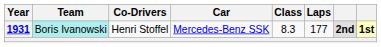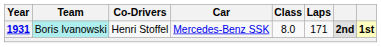(288, 29) 8.3 -> (288, 29) 8.0
(319, 29) 177 -> (319, 29) 171
